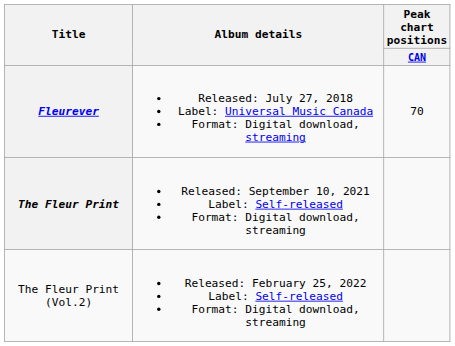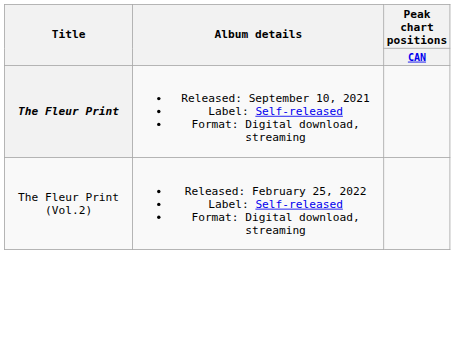- row: (69, 111)
